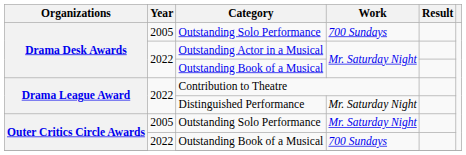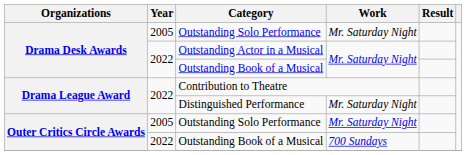(358, 31) 700 Sundays -> (373, 31) Mr. Saturday Night
